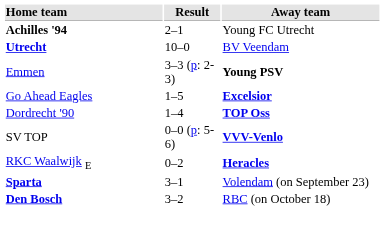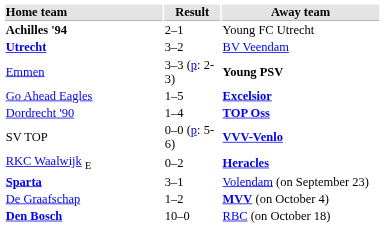(177, 47) 10–0 -> (174, 47) 3–2
+ row: (43, 199)
(174, 199) 3–2 -> (177, 216) 10–0
